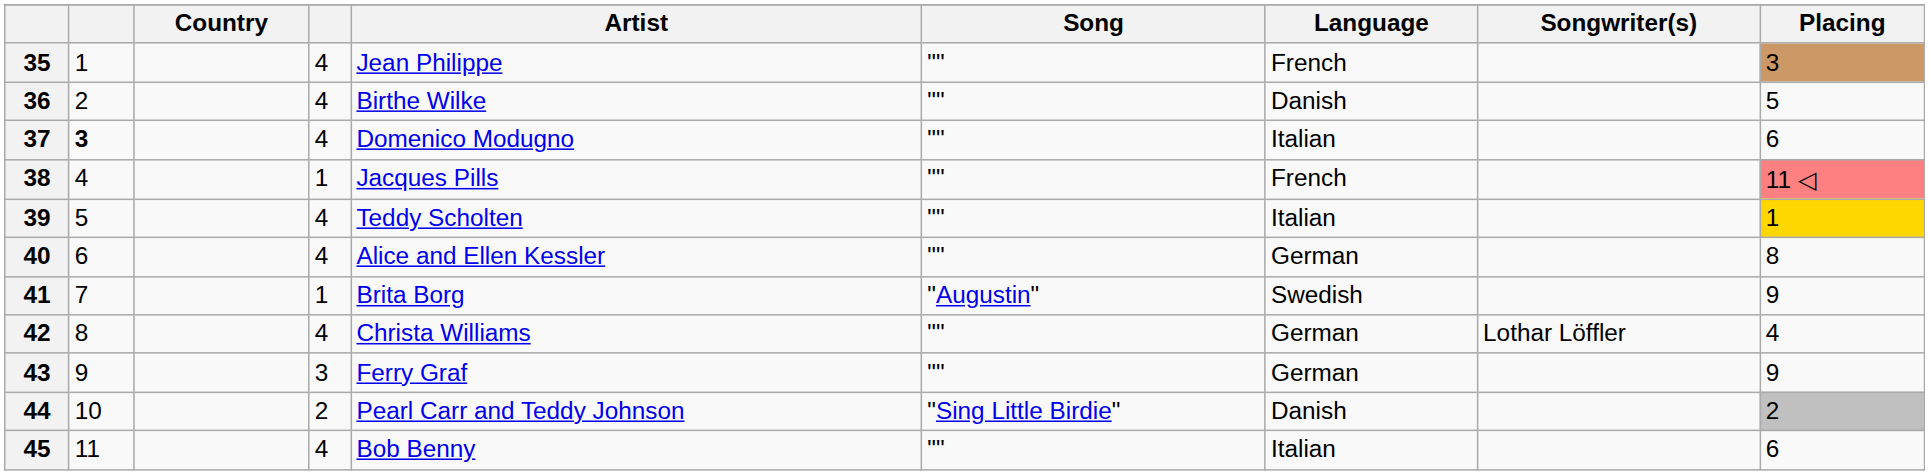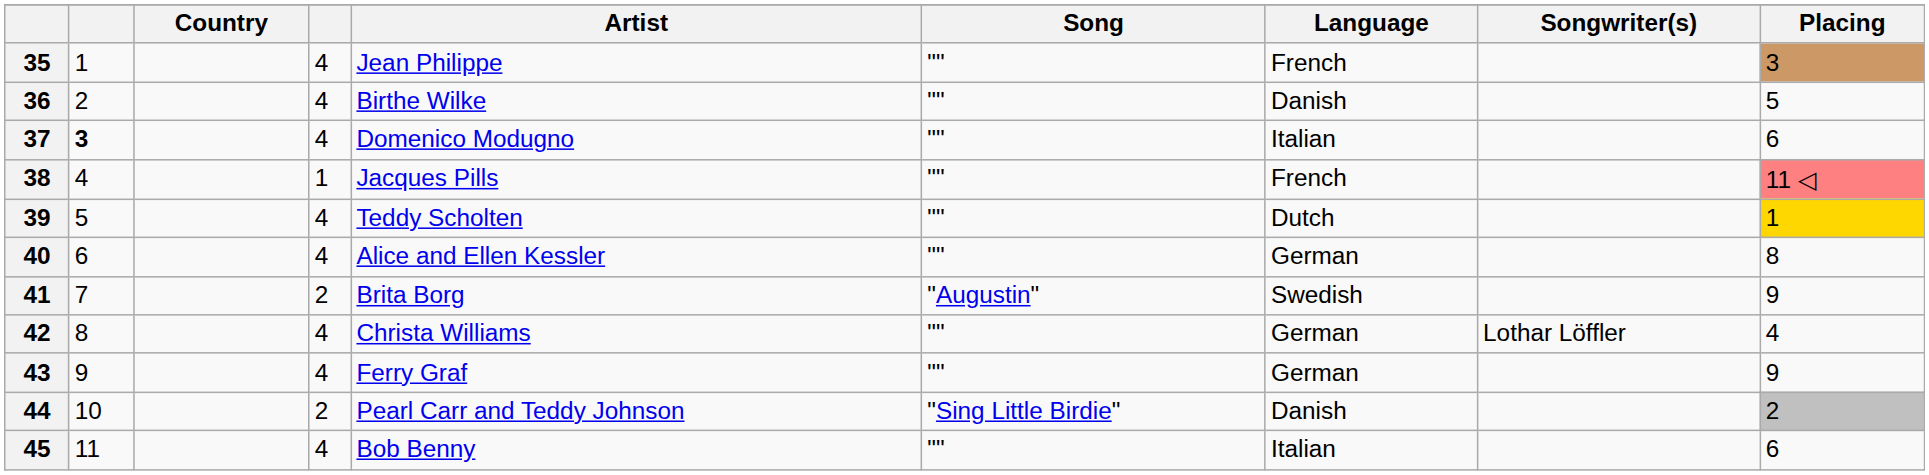(1303, 218) Italian -> (1303, 218) Dutch
(322, 295) 1 -> (322, 295) 2
(322, 372) 3 -> (322, 372) 4
